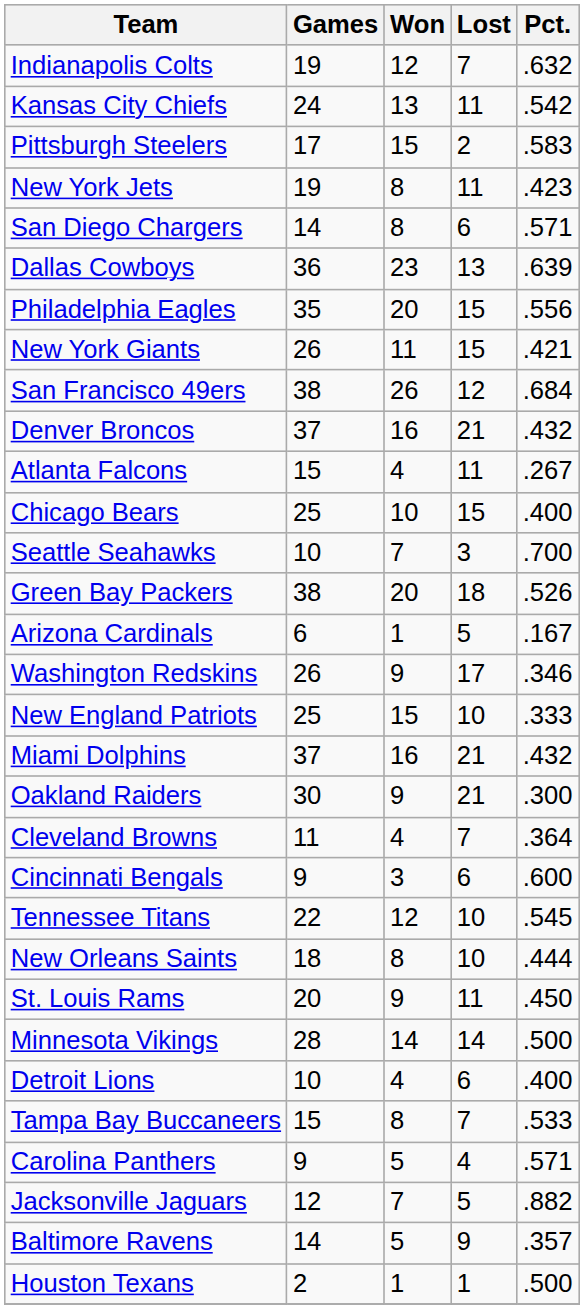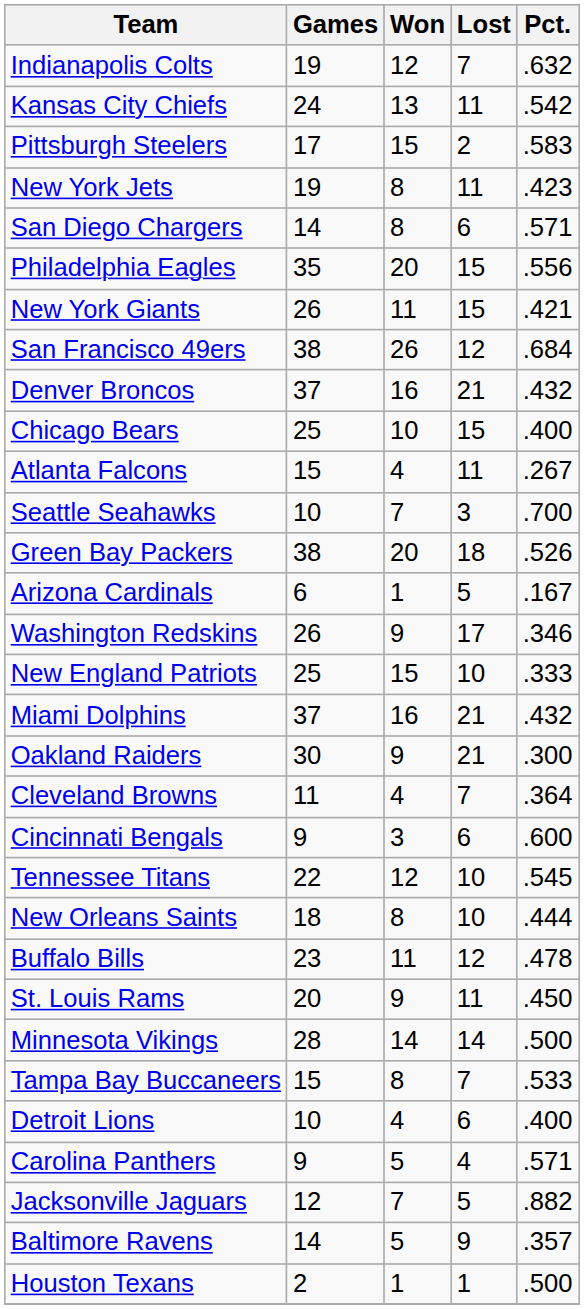- row: (102, 268)
rows swapped: (99, 471) <-> (95, 512)
+ row: (77, 958)
rows swapped: (146, 1120) <-> (83, 1080)
